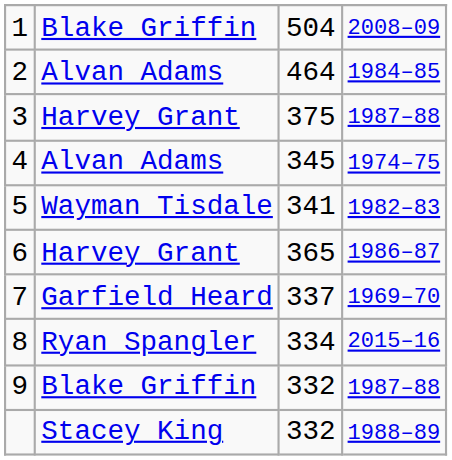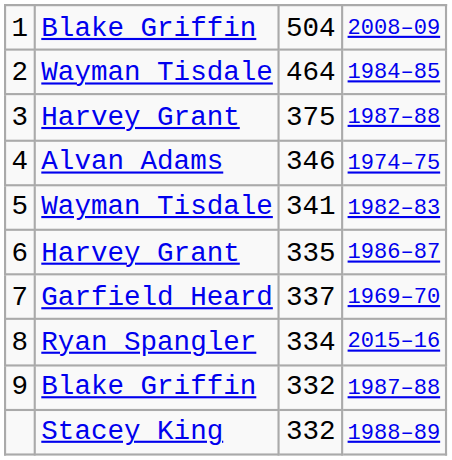(132, 72) Alvan Adams -> (157, 72) Wayman Tisdale
(311, 162) 345 -> (311, 162) 346
(311, 252) 365 -> (311, 252) 335
